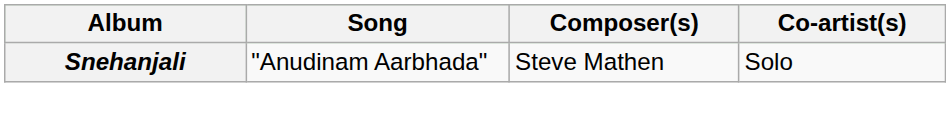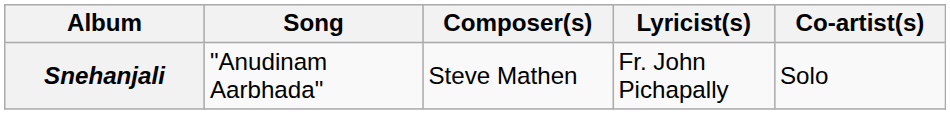+ column: (694, 23)
